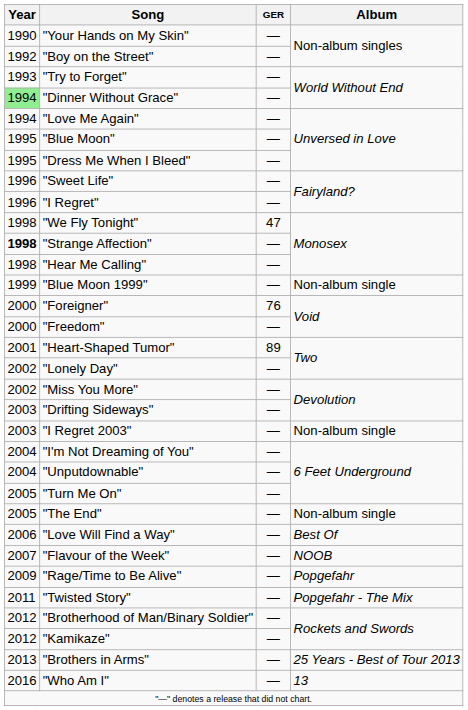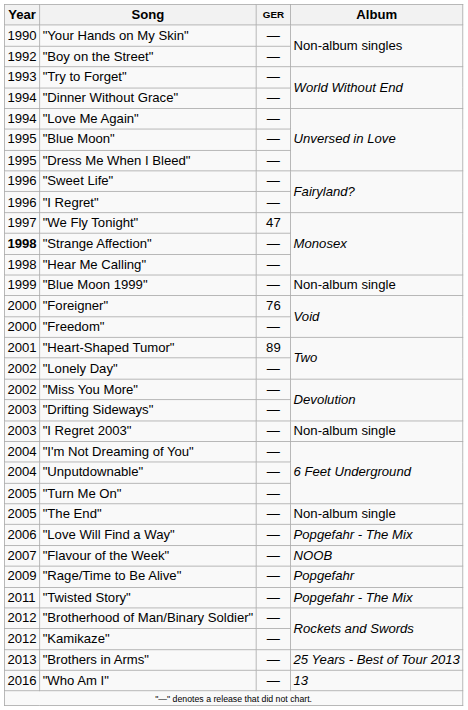(22, 98) lightgreen background -> (22, 98) no background
(22, 222) 1998 -> (22, 222) 1997
(315, 535) Best Of -> (353, 535) Popgefahr - The Mix
